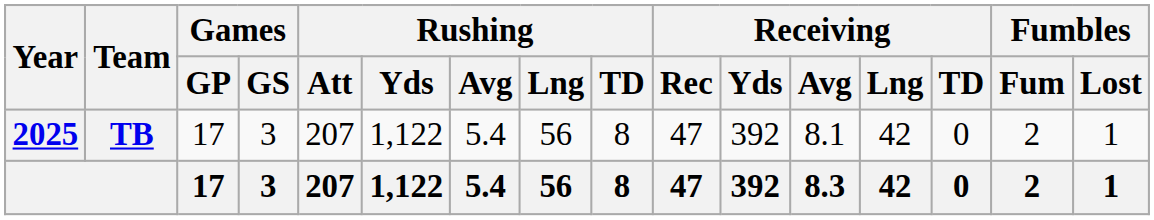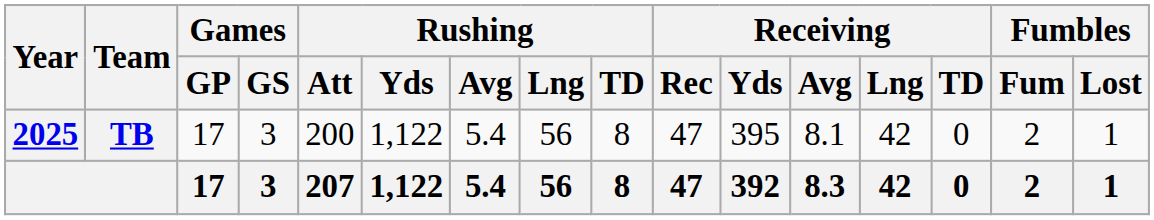(330, 134) 207 -> (330, 134) 200
(755, 134) 392 -> (755, 134) 395
